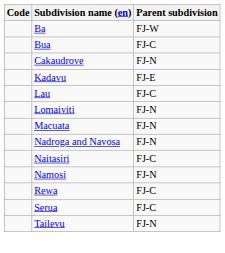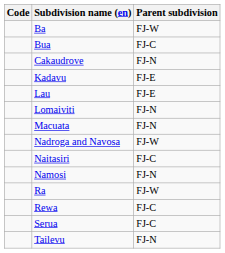(146, 93) FJ-C -> (146, 93) FJ-E
(146, 142) FJ-N -> (148, 142) FJ-W
+ row: (40, 191)
